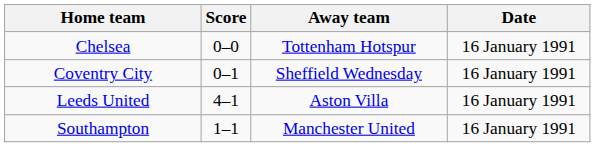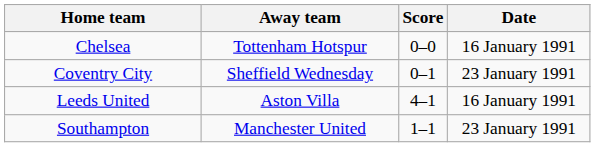columns swapped: (226, 18) <-> (349, 18)
(519, 73) 16 January 1991 -> (519, 73) 23 January 1991
(519, 127) 16 January 1991 -> (519, 127) 23 January 1991
